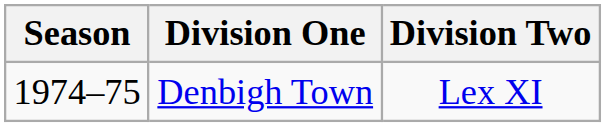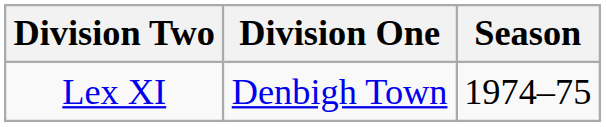columns swapped: (77, 33) <-> (491, 33)
